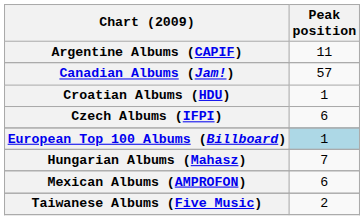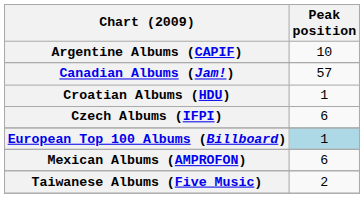(324, 52) 11 -> (324, 52) 10
- row: (147, 160)
